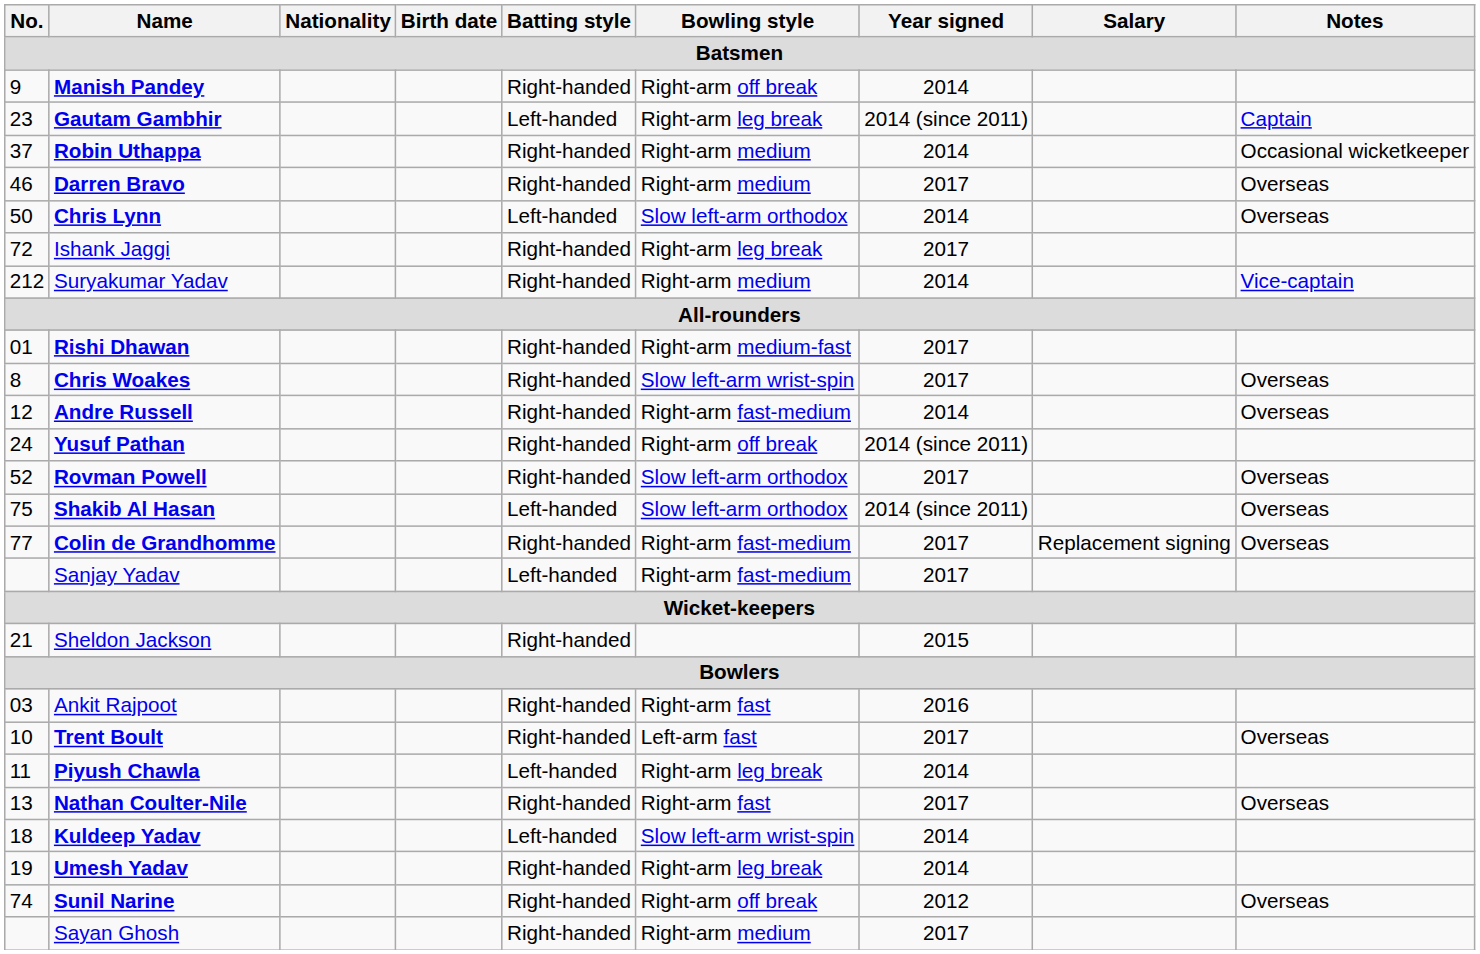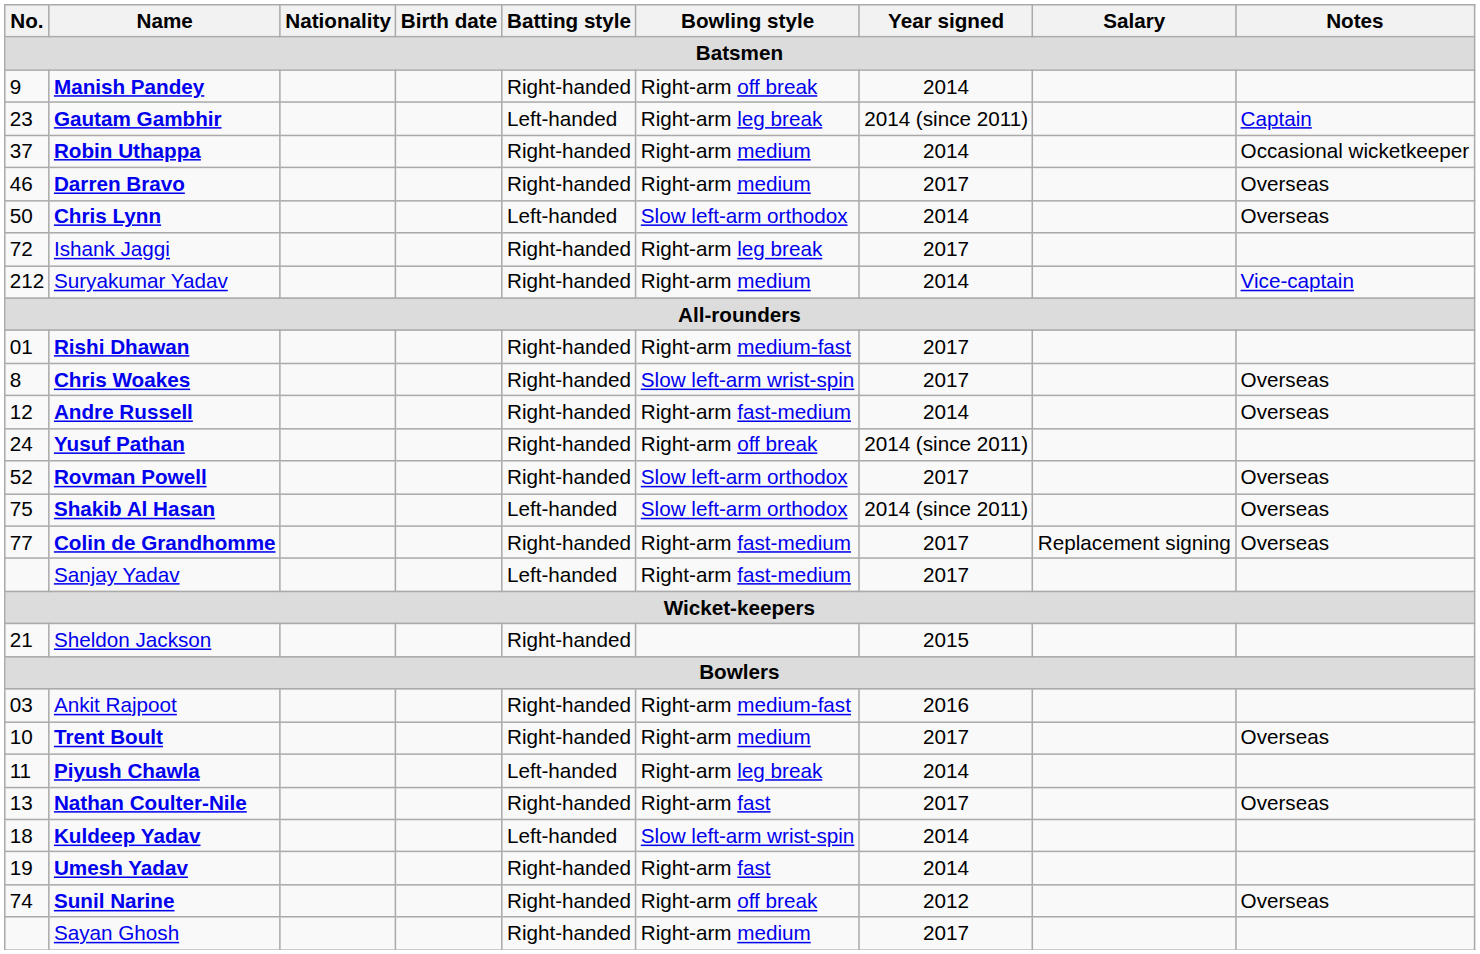(706, 705) Right-arm fast -> (746, 705) Right-arm medium-fast
(699, 738) Left-arm fast -> (726, 738) Right-arm medium
(732, 868) Right-arm leg break -> (706, 868) Right-arm fast
